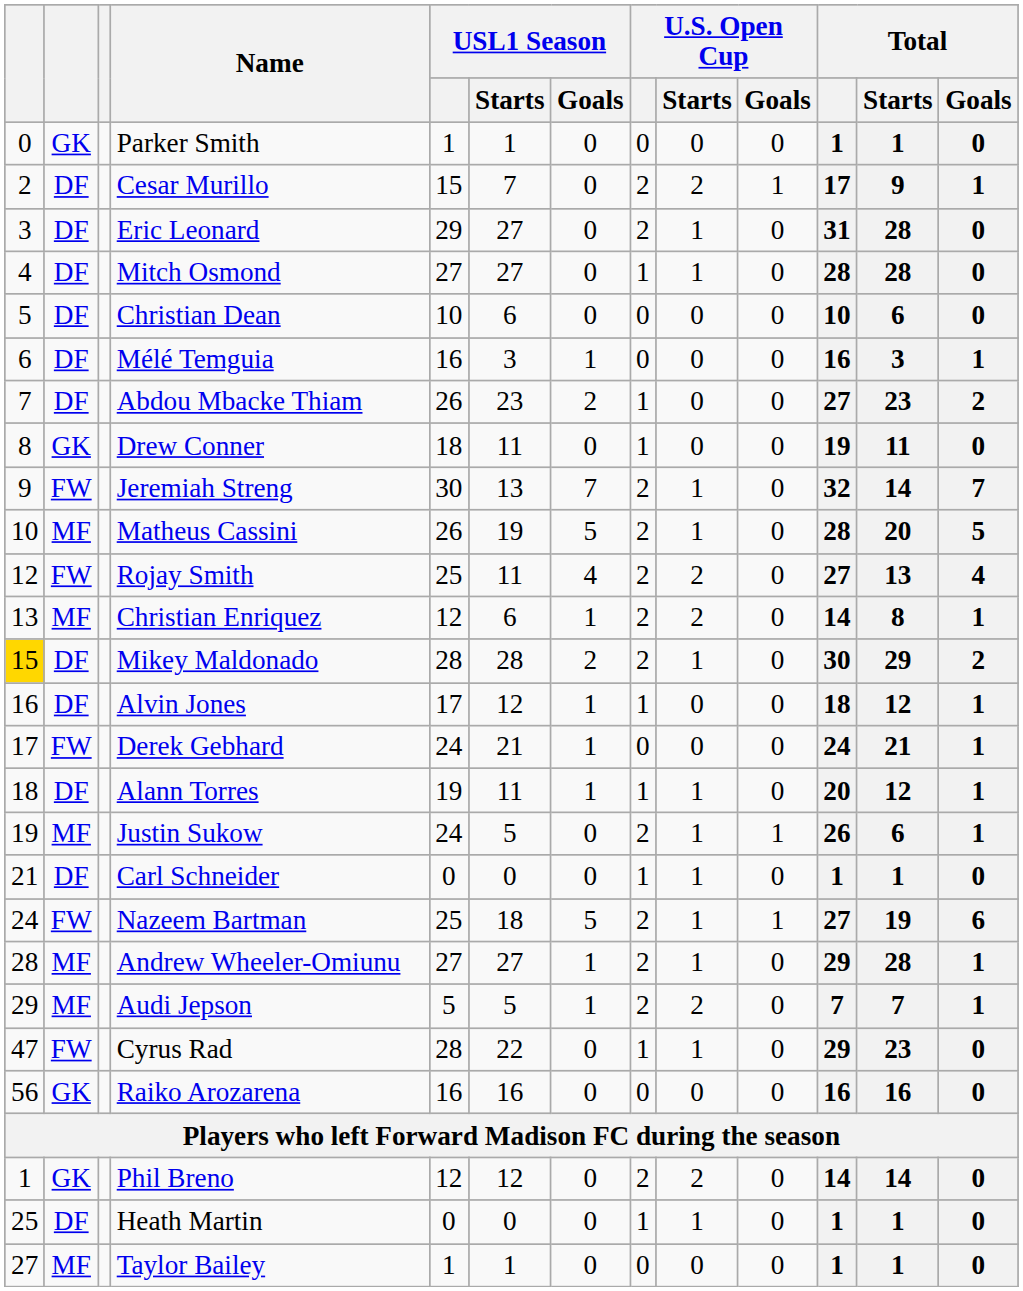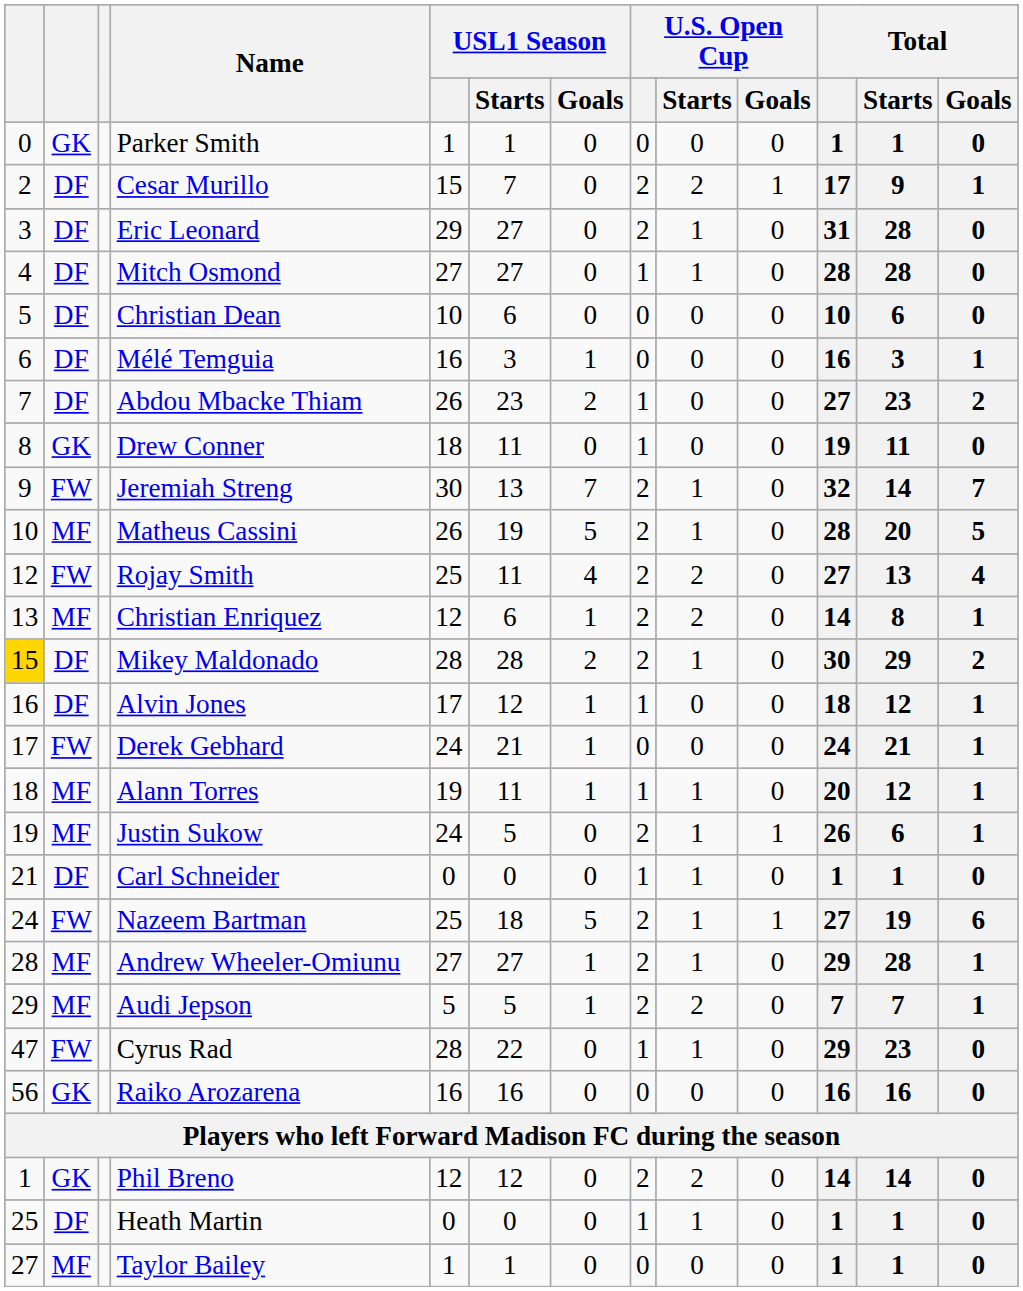(71, 790) DF -> (71, 790) MF
